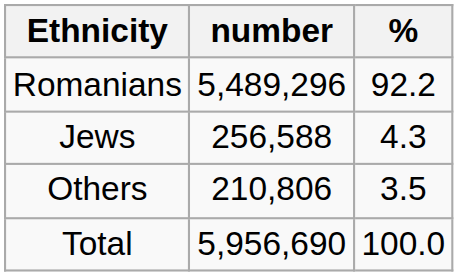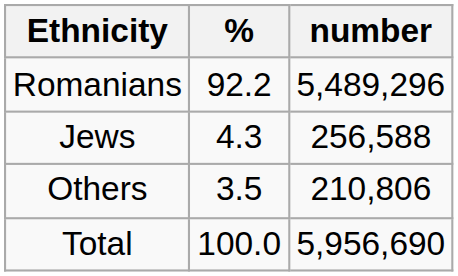columns swapped: (272, 31) <-> (403, 31)
